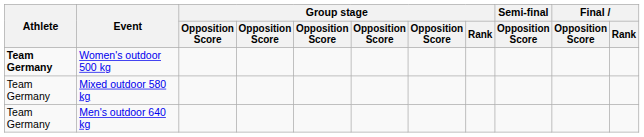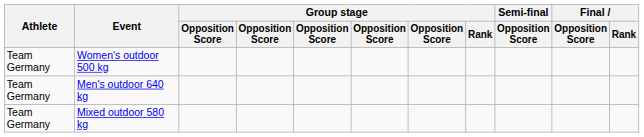(30, 62) bold -> (28, 62) normal
rows swapped: (123, 119) <-> (123, 90)
